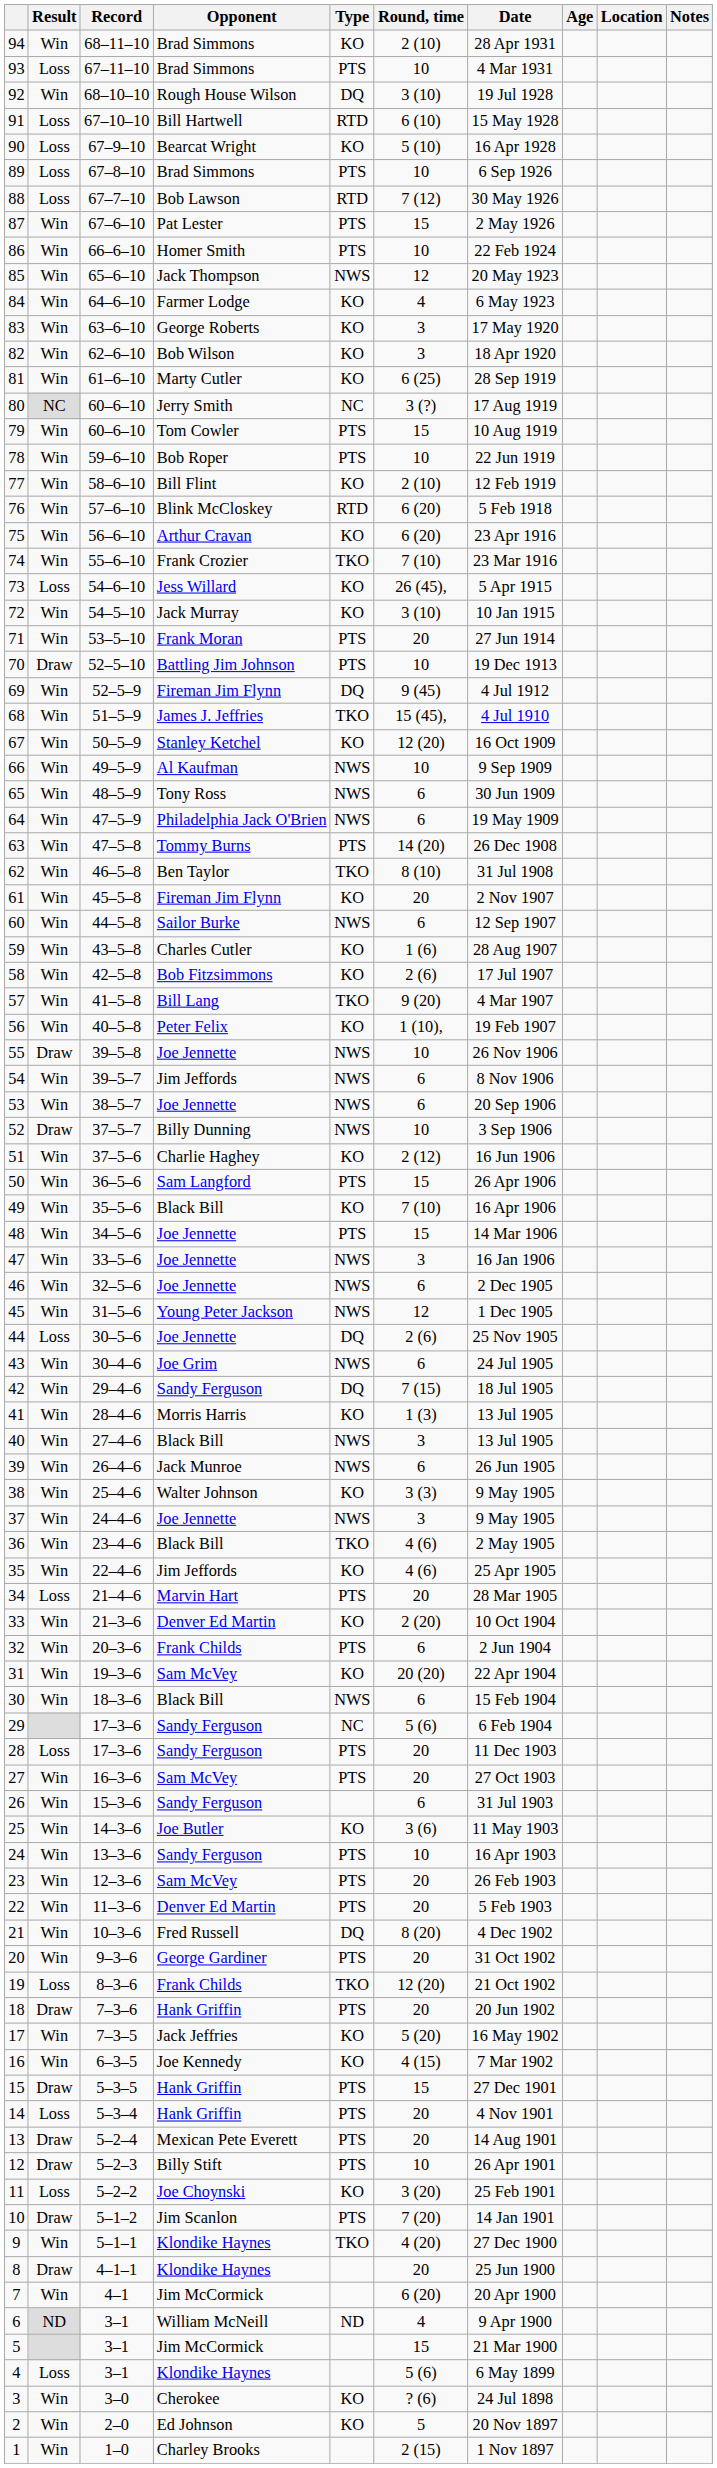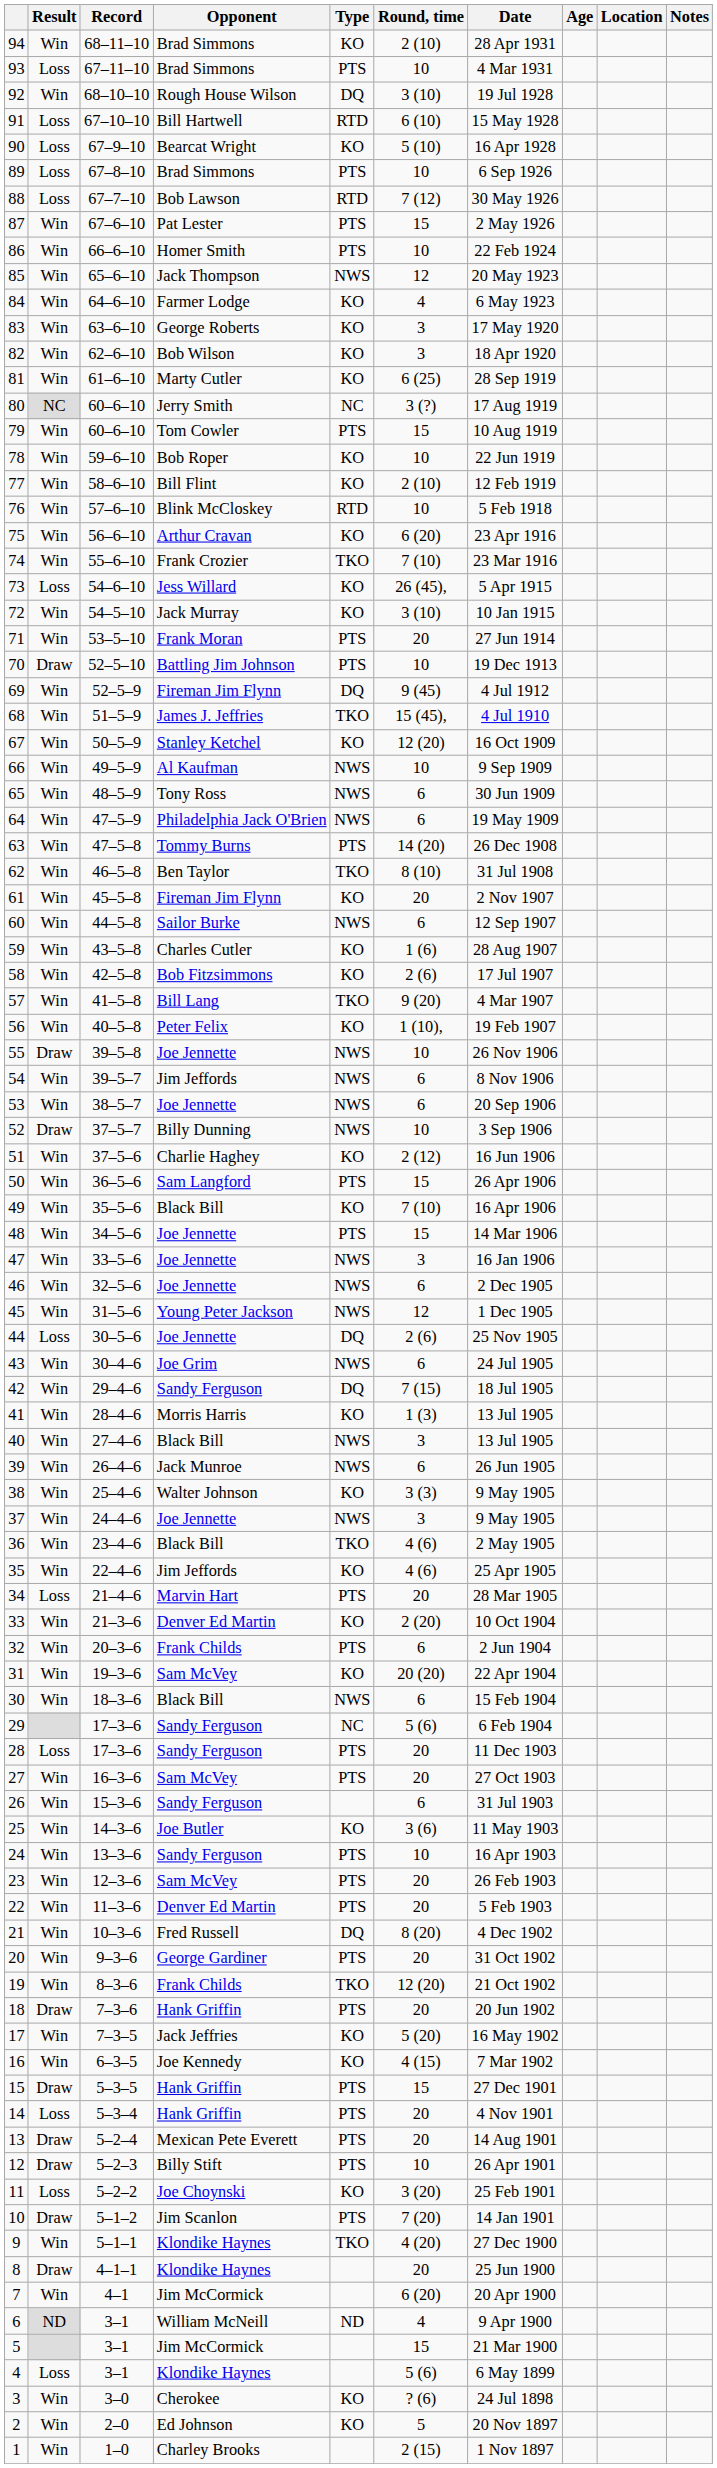(352, 457) PTS -> (352, 457) KO
(421, 509) 6 (20) -> (421, 509) 10
(54, 1984) Loss -> (54, 1984) Win
